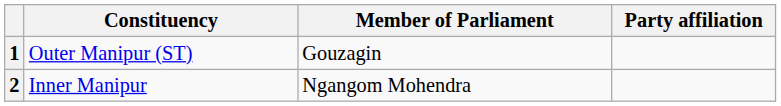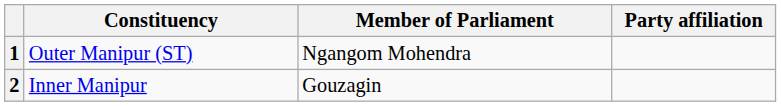(342, 52) Gouzagin -> (387, 52) Ngangom Mohendra
(387, 85) Ngangom Mohendra -> (342, 85) Gouzagin
